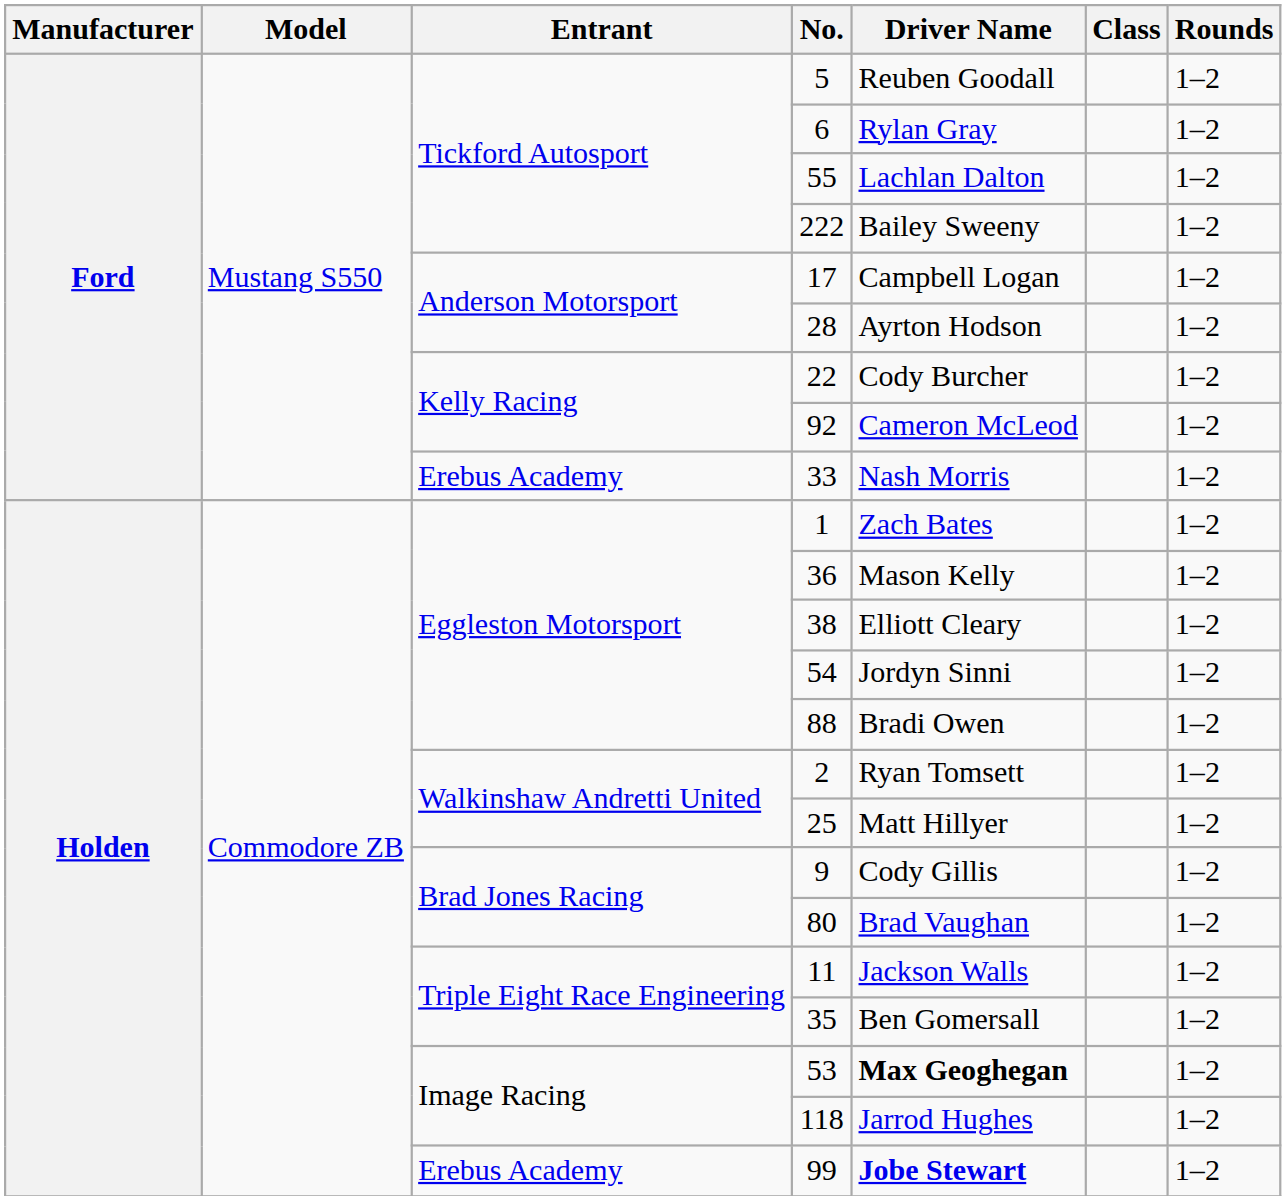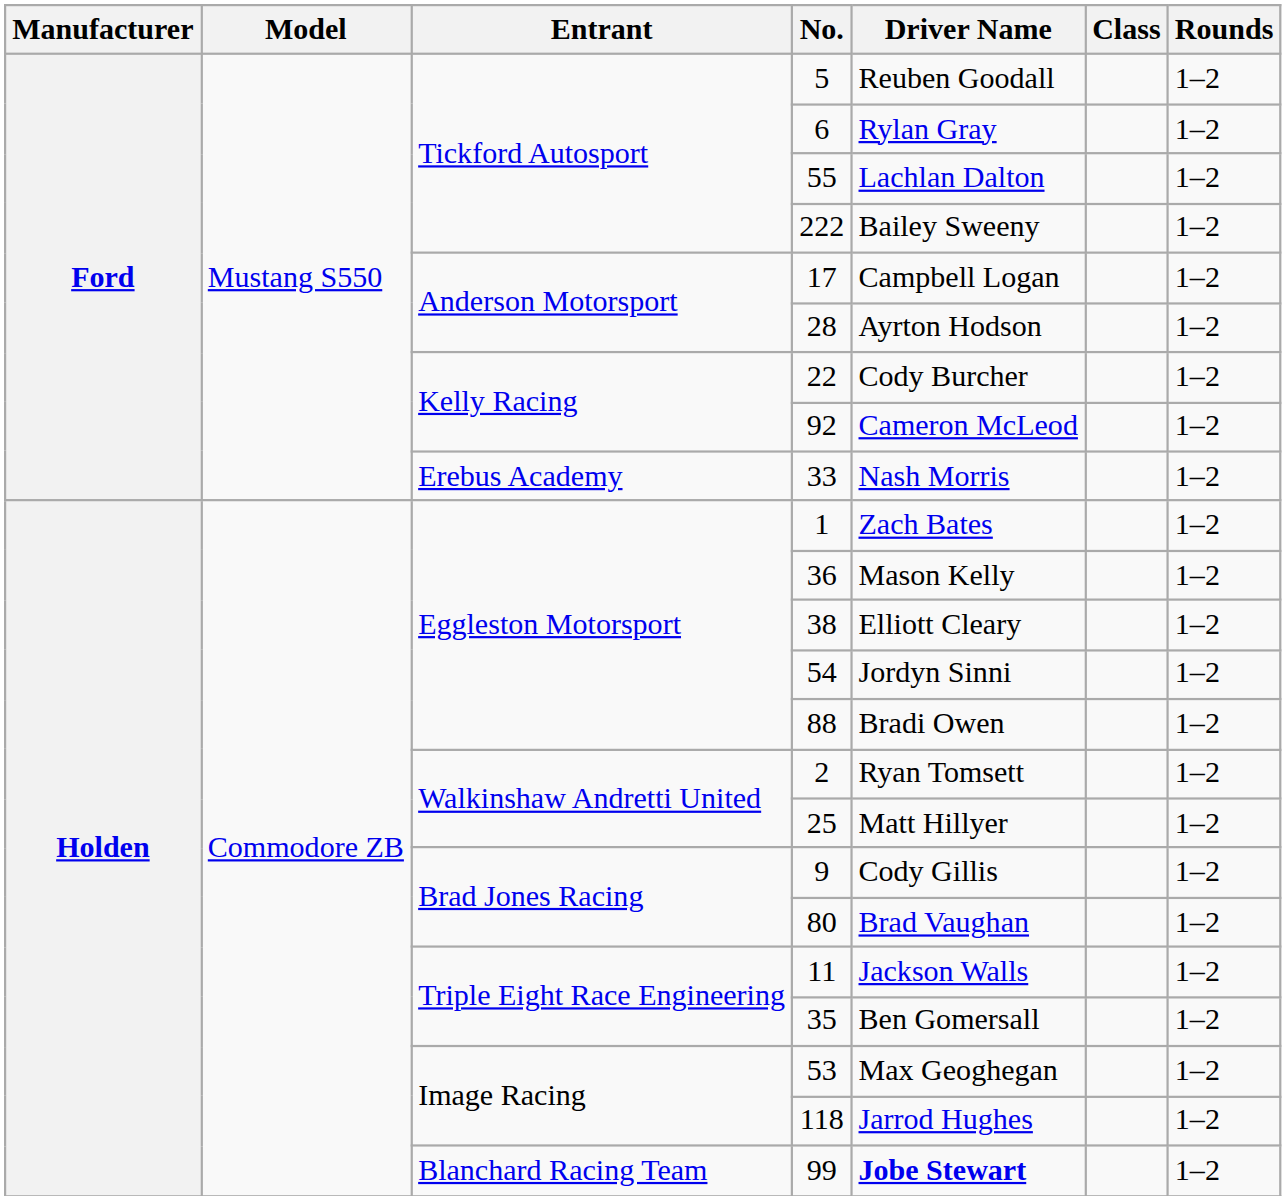(963, 1070) bold -> (958, 1070) normal
(520, 1169) Erebus Academy -> (563, 1169) Blanchard Racing Team
